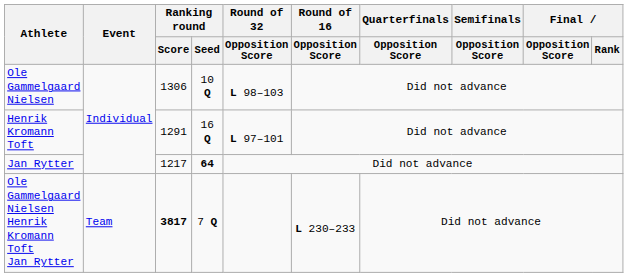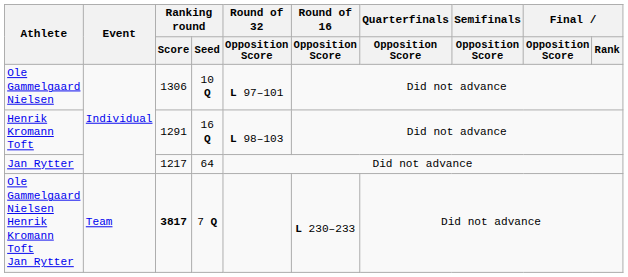(257, 93) L 98–103 -> (257, 93) L 97–101
(257, 139) L 97–101 -> (257, 139) L 98–103
(207, 164) bold -> (207, 164) normal
